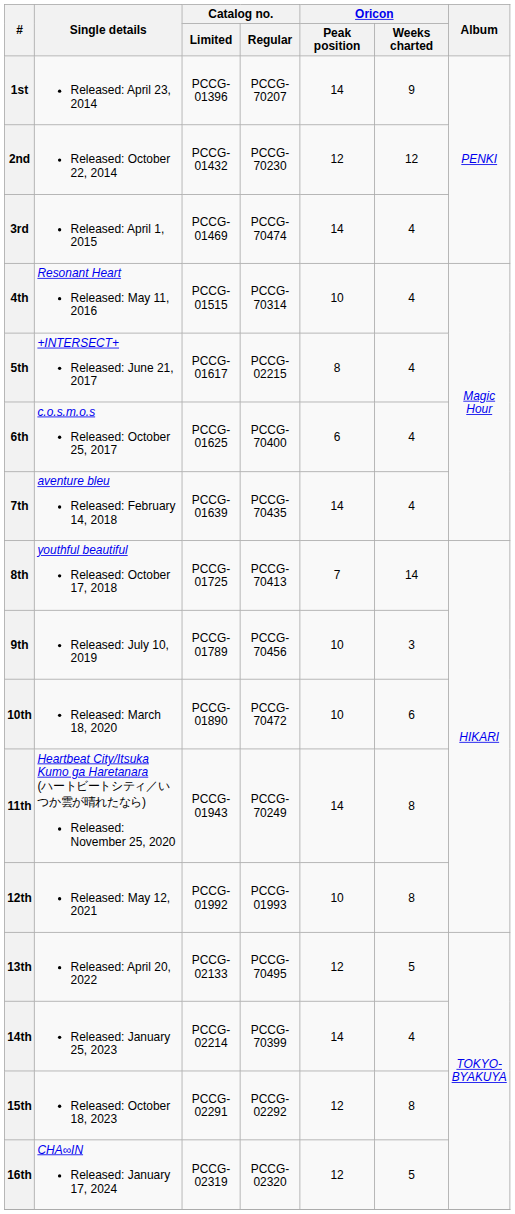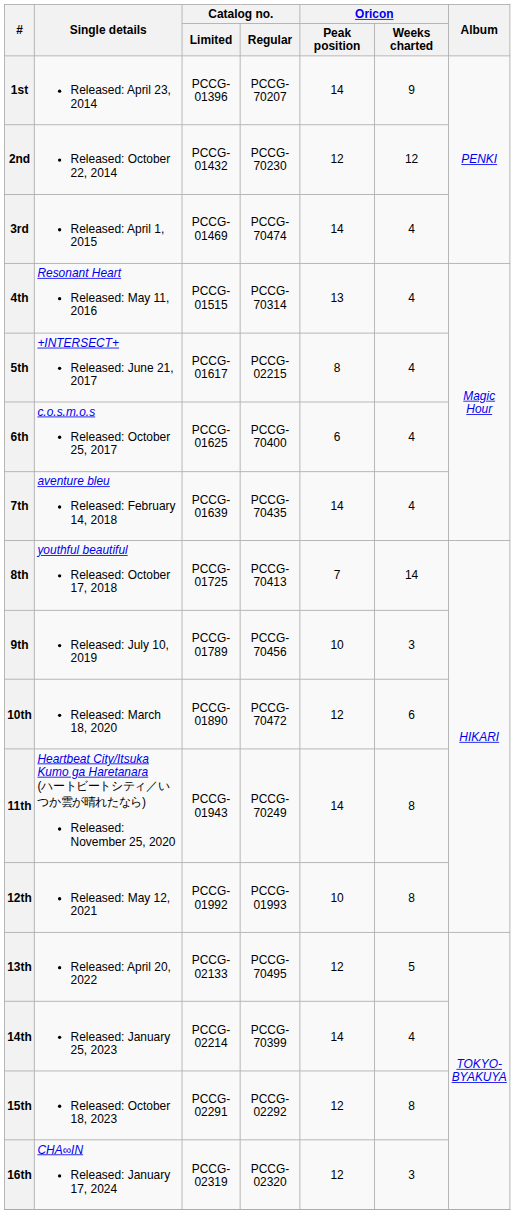(337, 299) 10 -> (337, 299) 13
(337, 714) 10 -> (337, 714) 12
(412, 1175) 5 -> (412, 1175) 3
